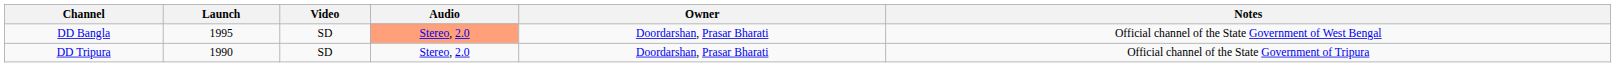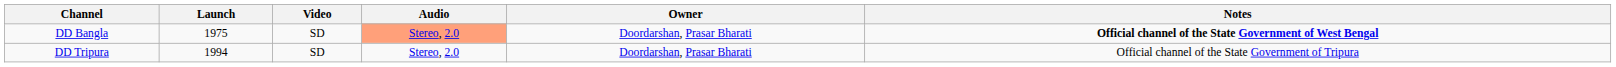(221, 33) 1995 -> (216, 33) 1975
(1248, 33) normal -> (1238, 33) bold
(221, 52) 1990 -> (216, 52) 1994
